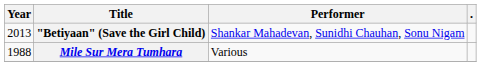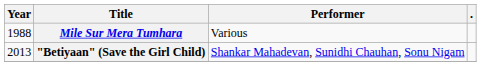rows swapped: (121, 52) <-> (121, 33)
